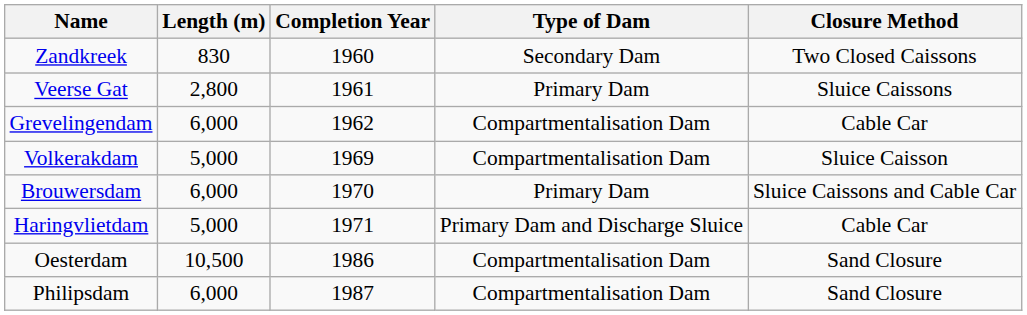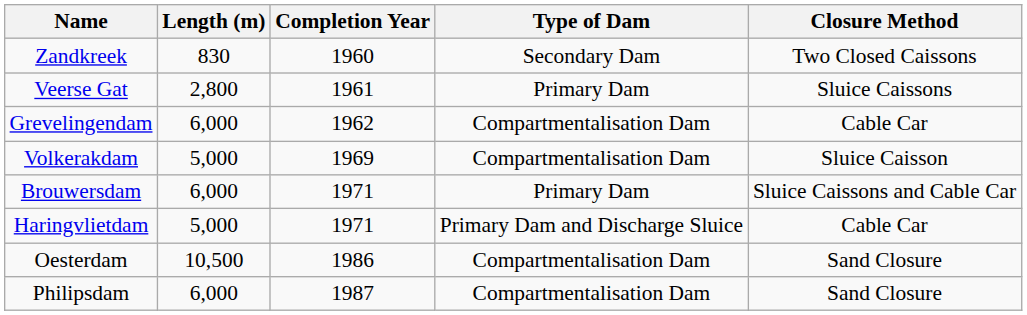(353, 191) 1970 -> (353, 191) 1971
